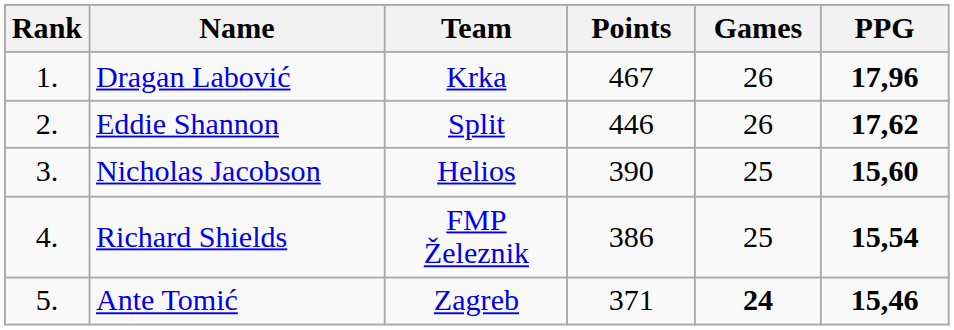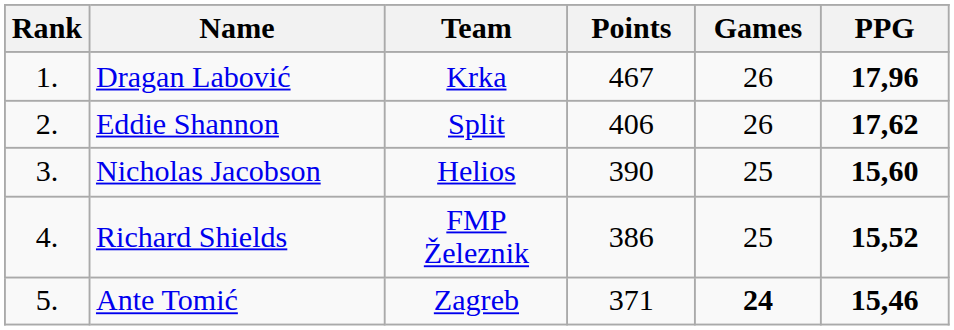(631, 123) 446 -> (631, 123) 406
(885, 236) 15,54 -> (885, 236) 15,52
